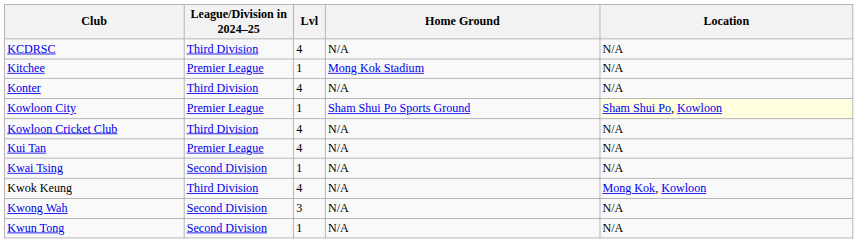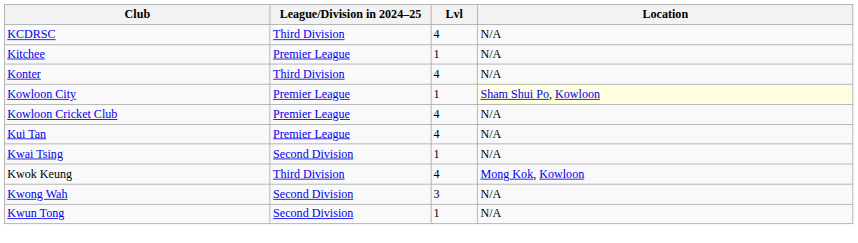- column: (462, 22)
(222, 128) Third Division -> (312, 114) Premier League
